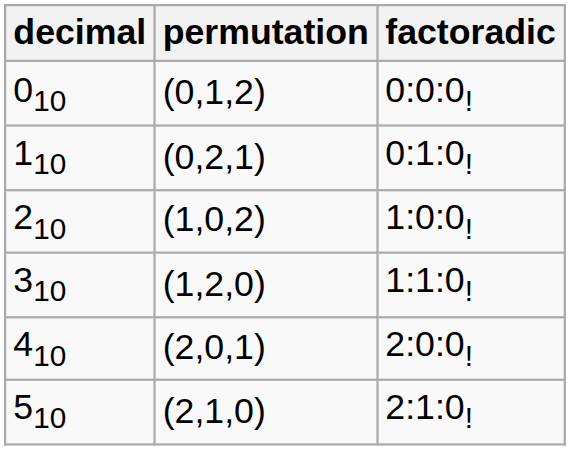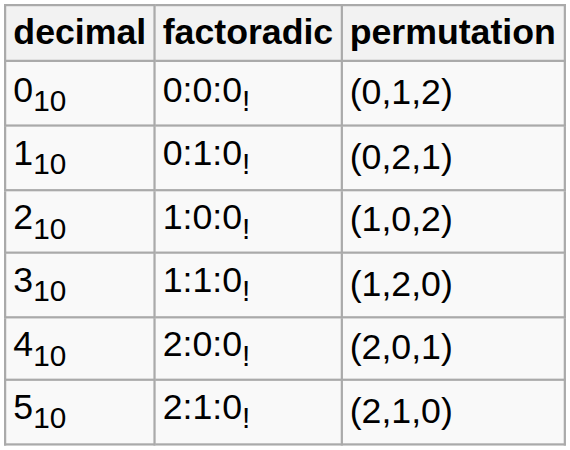columns swapped: (471, 32) <-> (266, 32)
